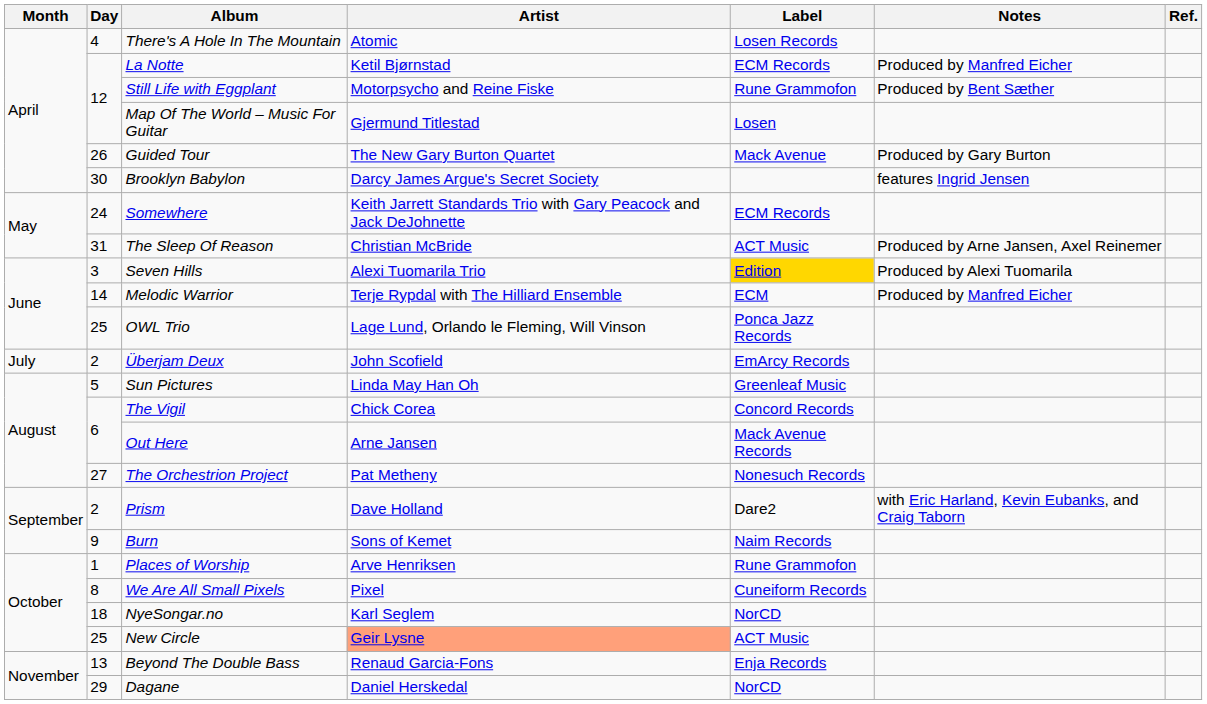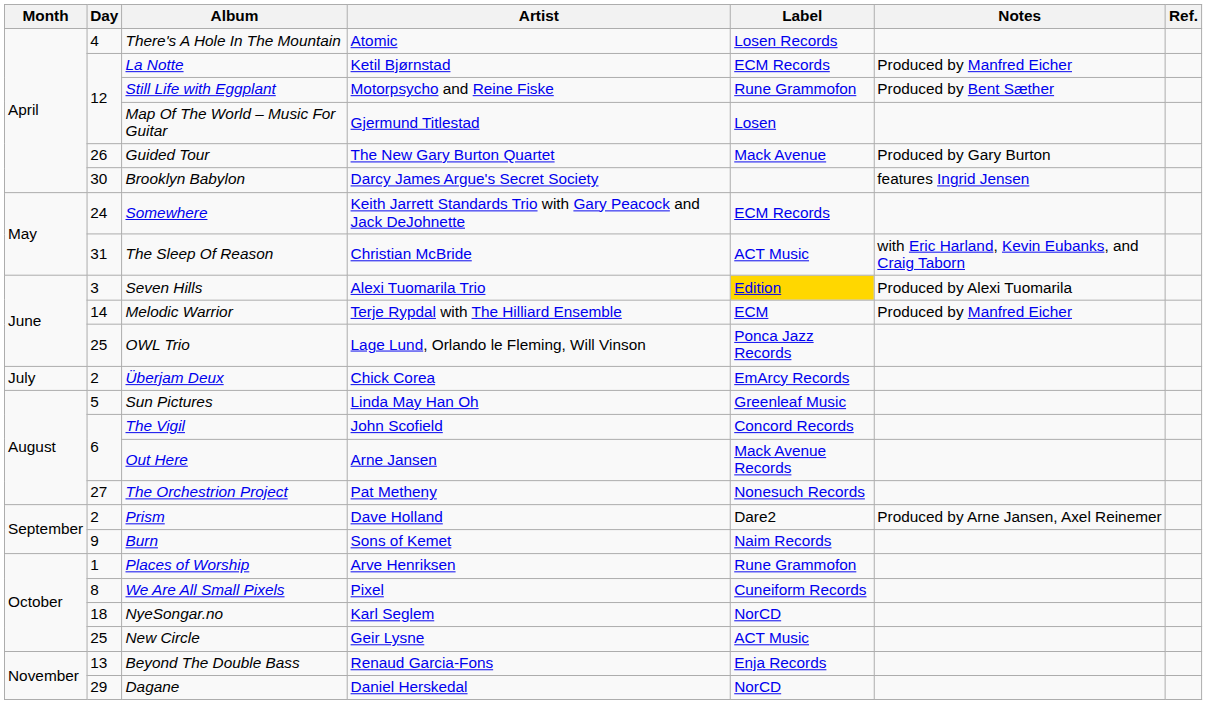(1019, 246) Produced by Arne Jansen, Axel Reinemer -> (1008, 254) with Eric Harland, Kevin Eubanks, and Craig Taborn
(397, 360) John Scofield -> (393, 378) Chick Corea
(393, 409) Chick Corea -> (397, 426) John Scofield
(1008, 508) with Eric Harland, Kevin Eubanks, and Craig Taborn -> (1019, 517) Produced by Arne Jansen, Axel Reinemer
(387, 638) lightsalmon background -> (387, 638) no background
